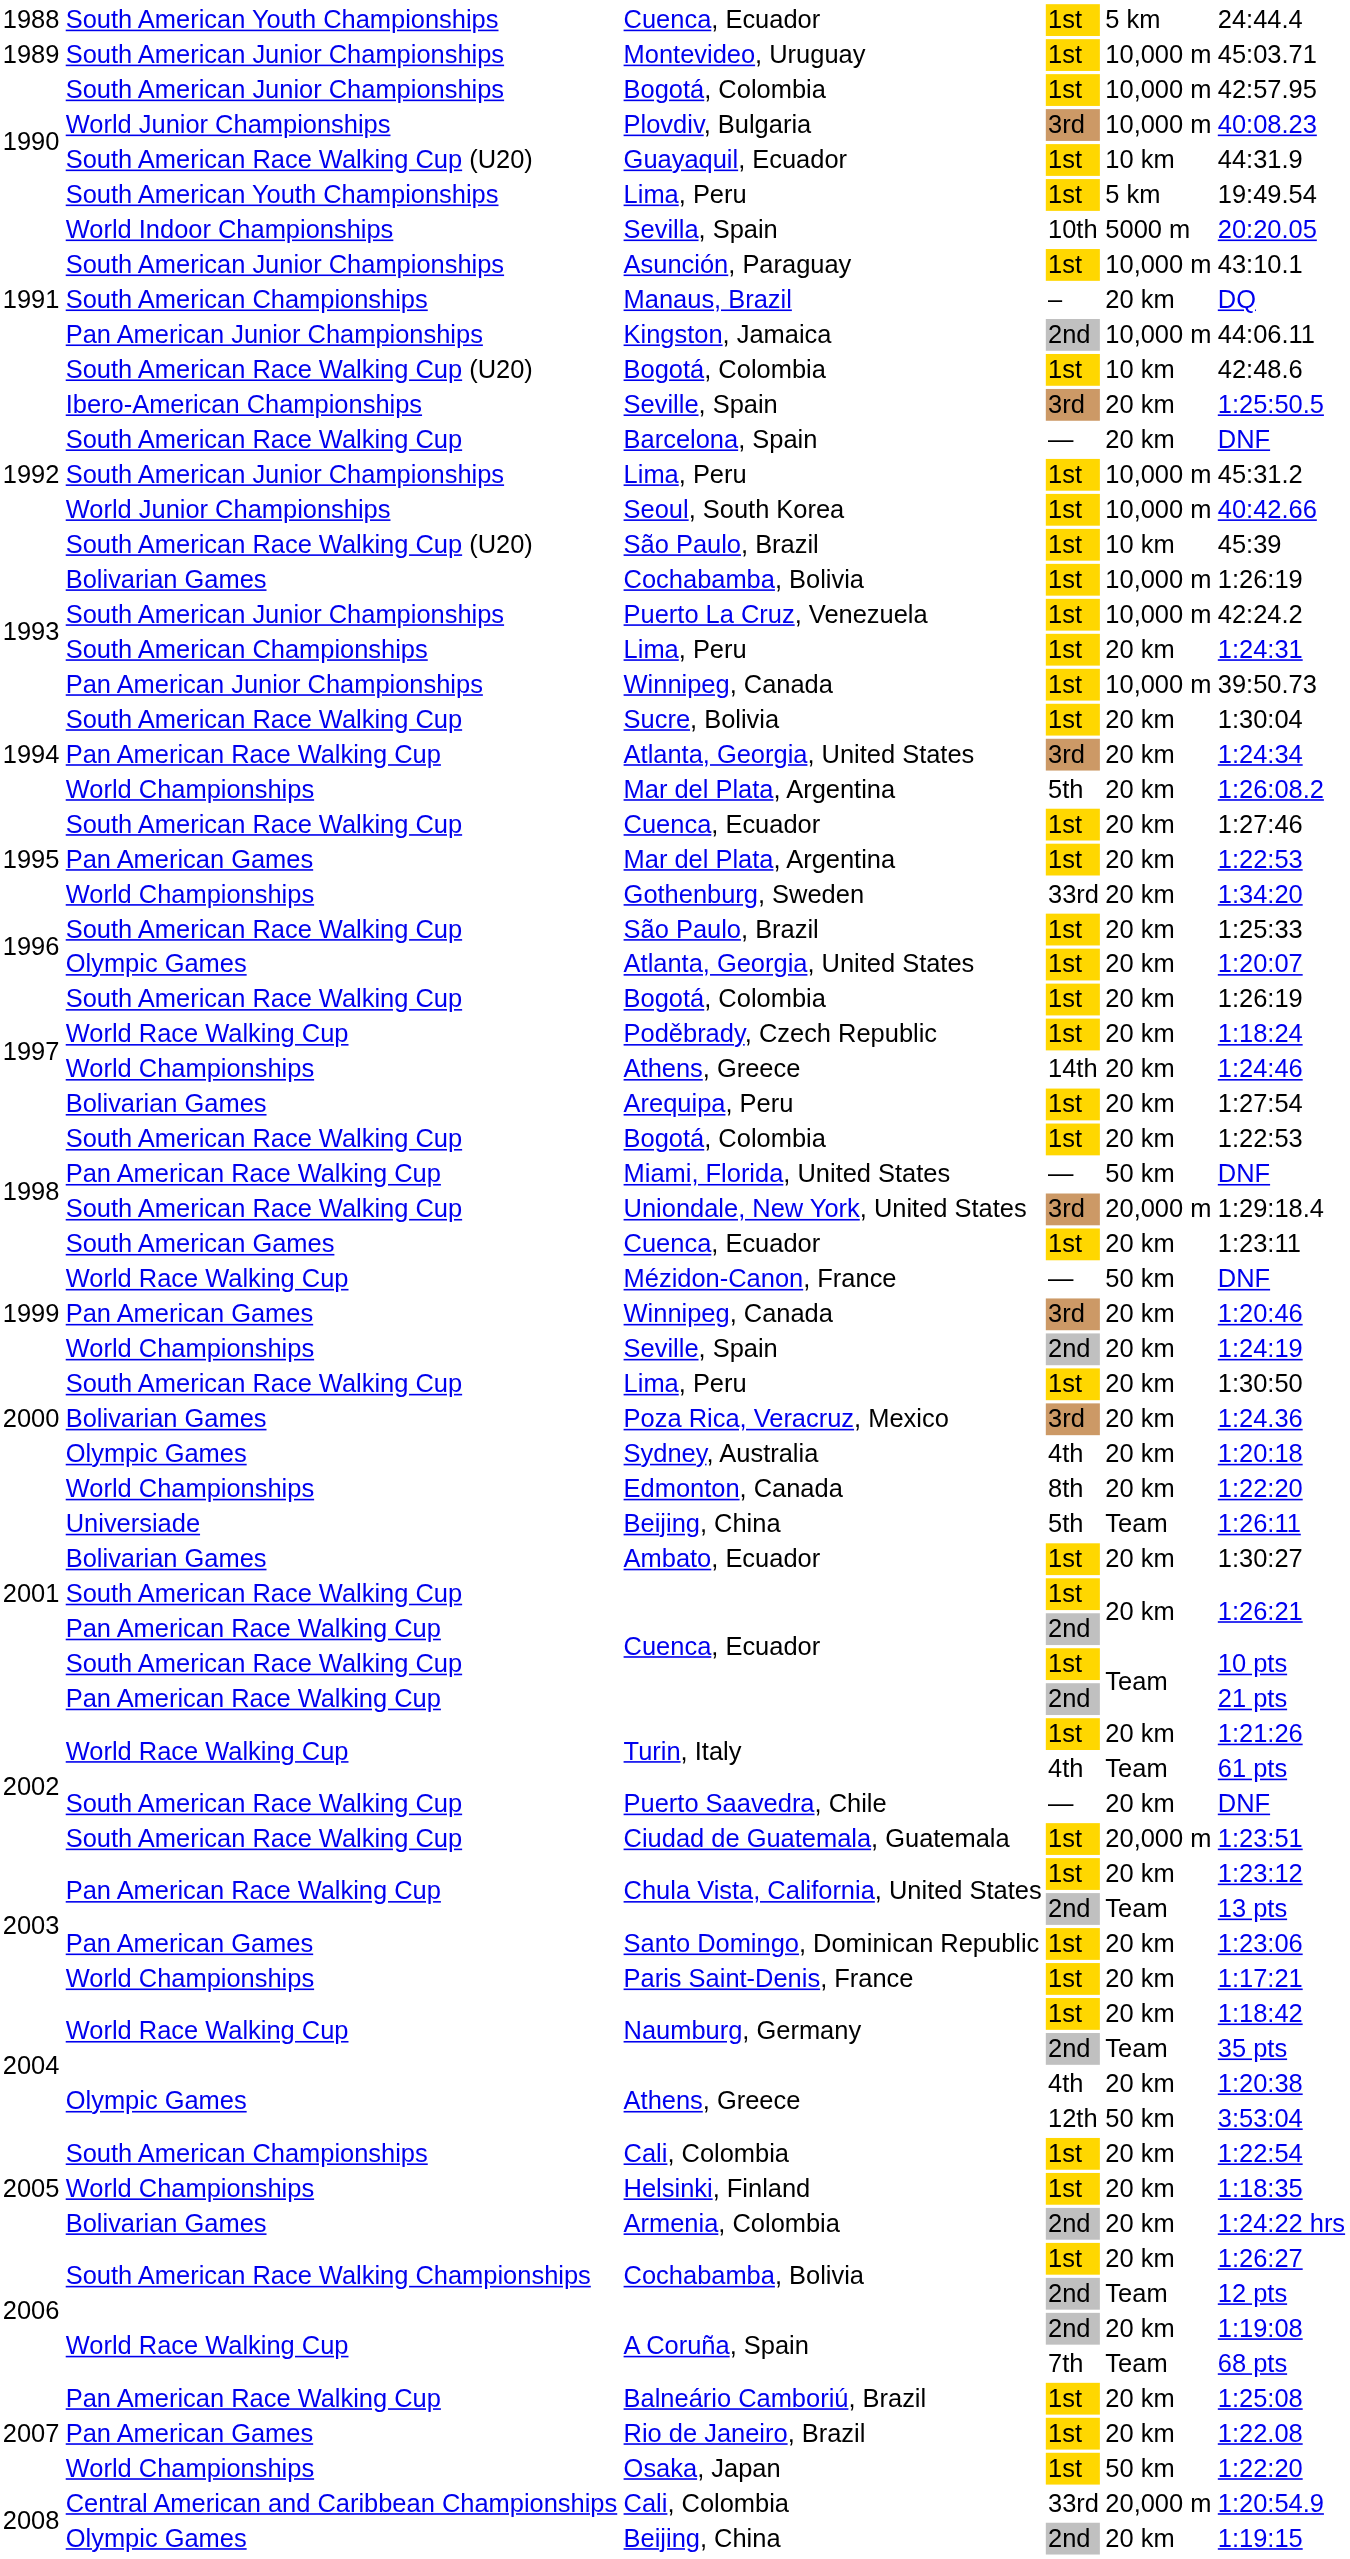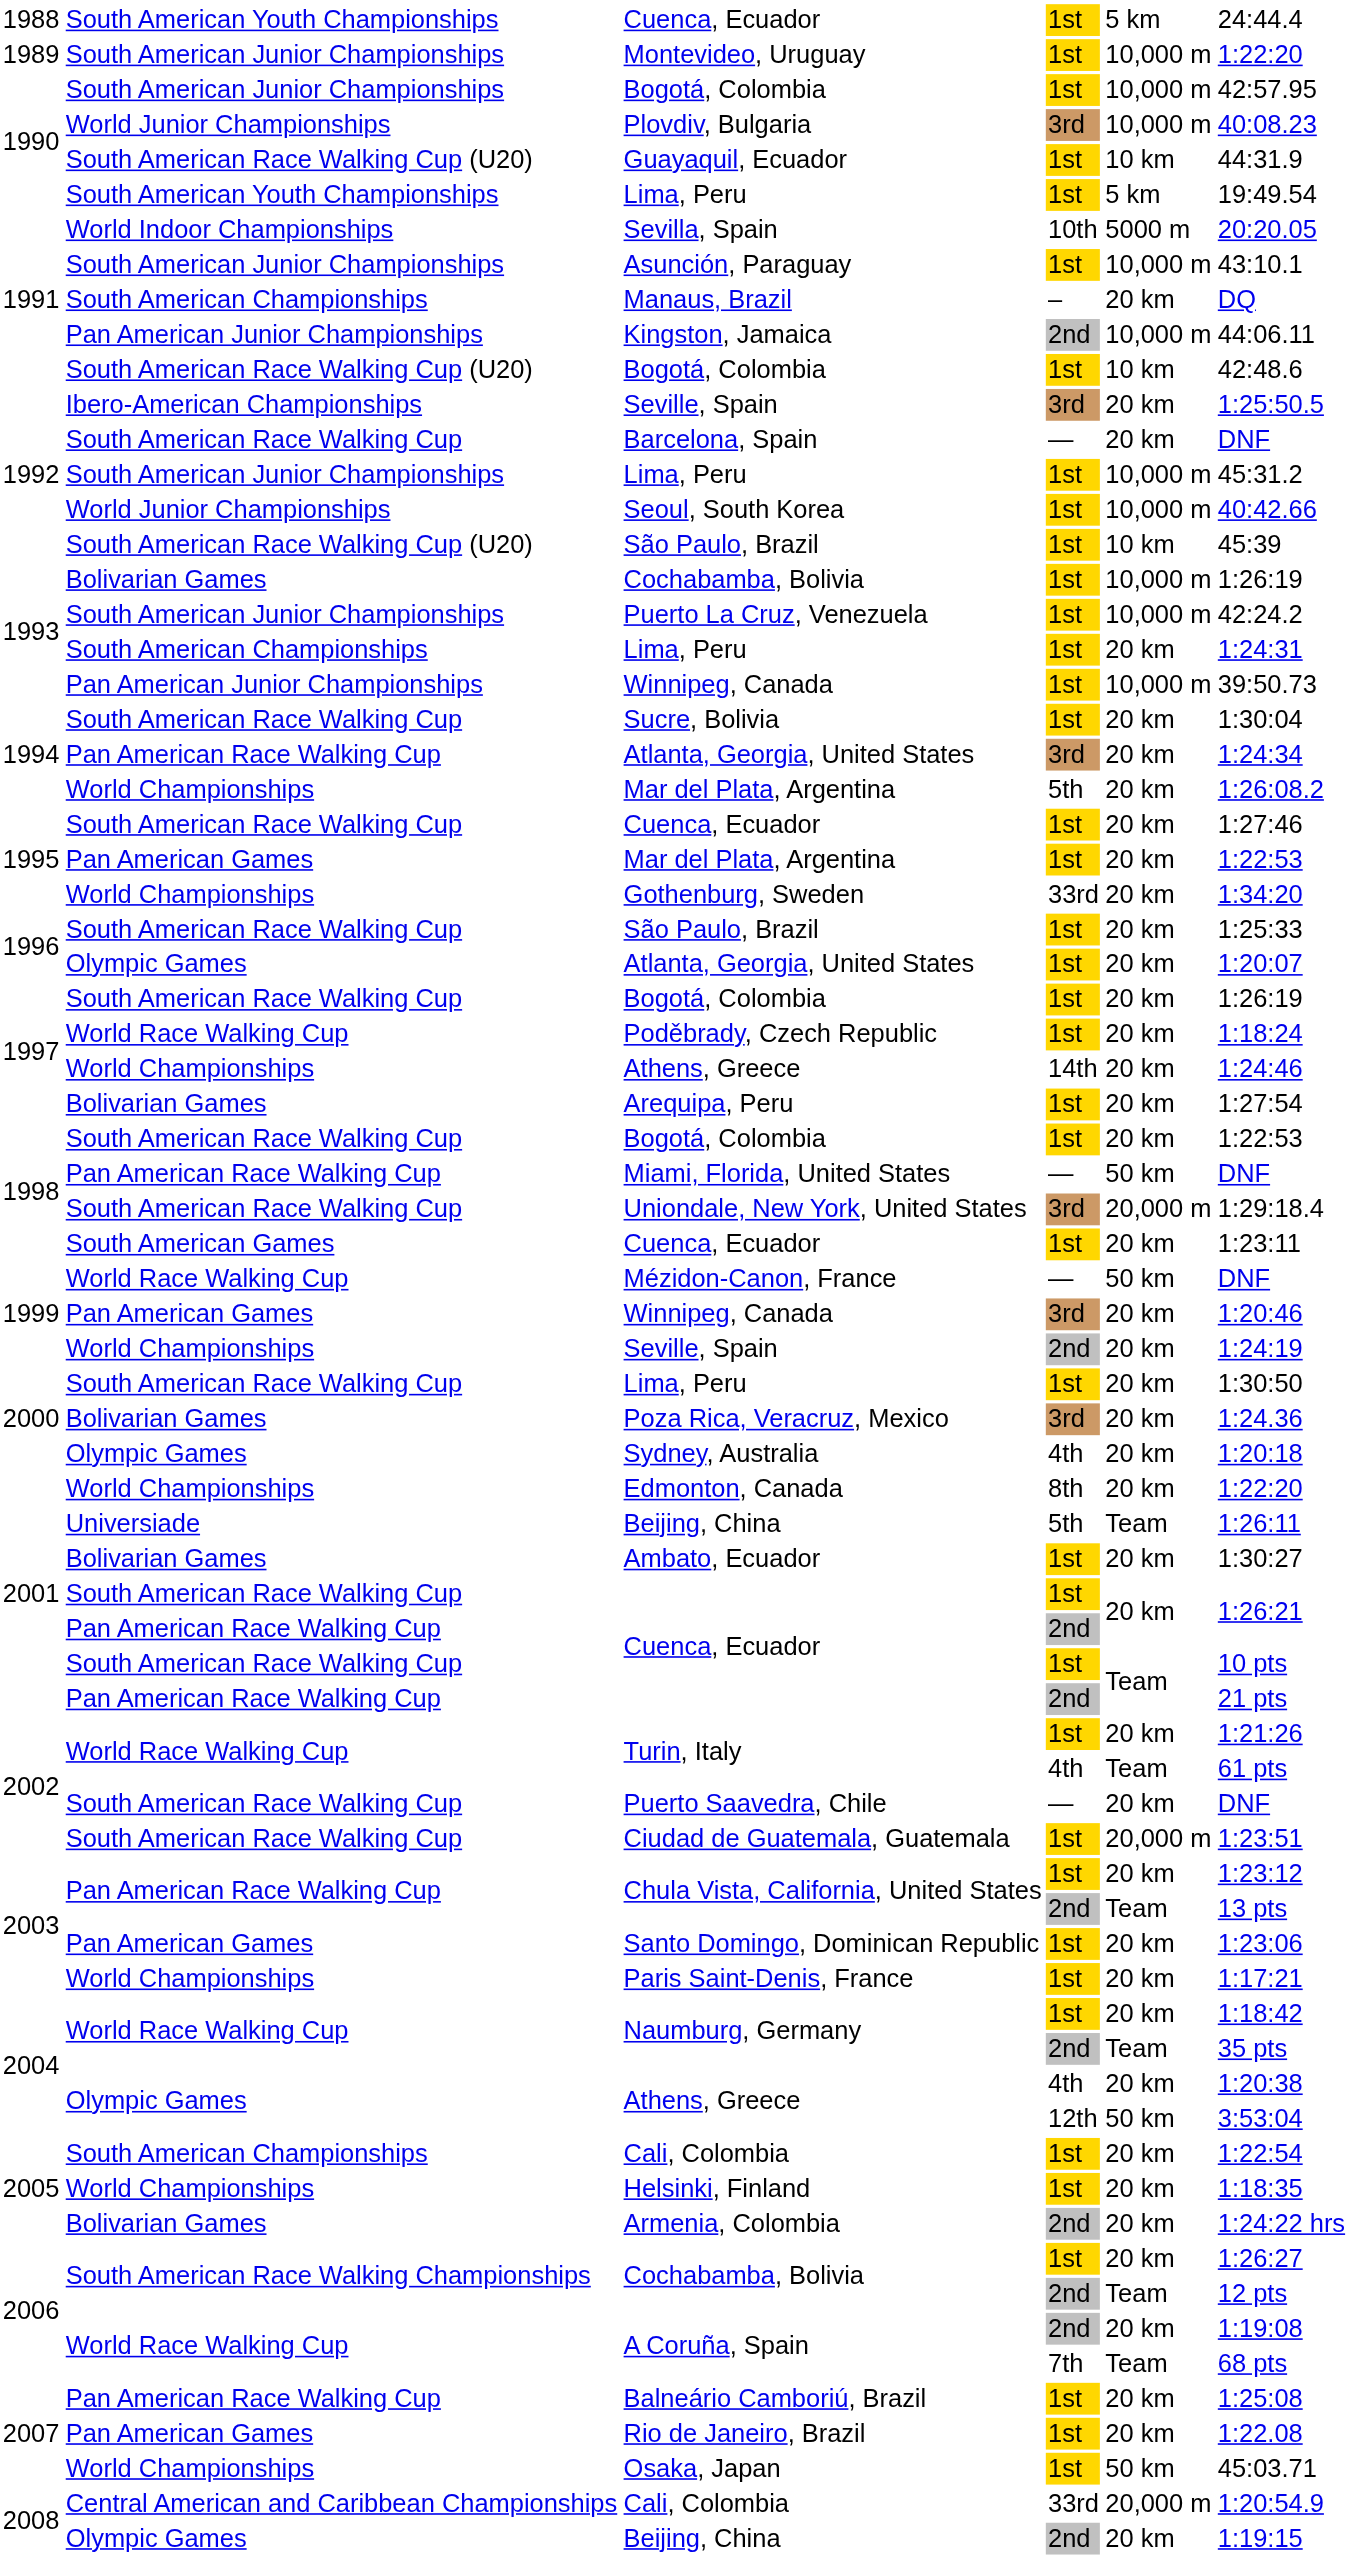(1267, 54) 45:03.71 -> (1260, 54) 1:22:20
(1260, 2468) 1:22:20 -> (1267, 2468) 45:03.71
